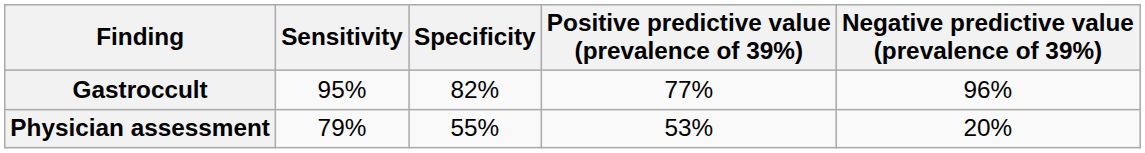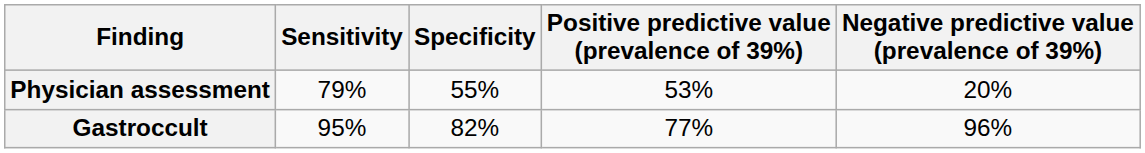rows swapped: (140, 89) <-> (140, 128)
